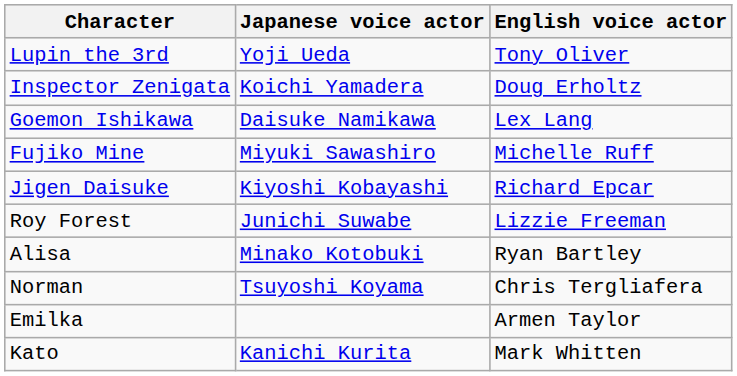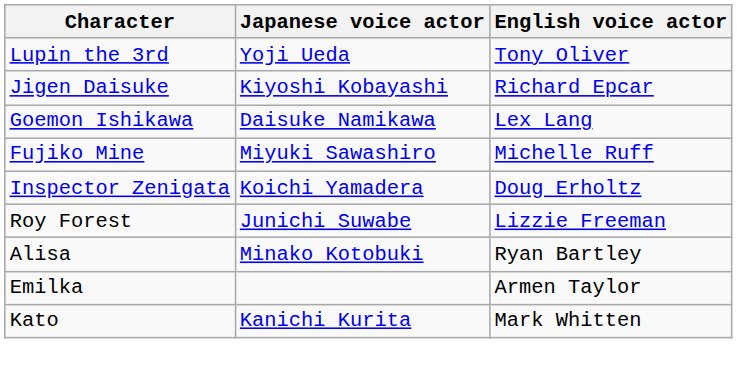rows swapped: (89, 188) <-> (120, 88)
- row: (46, 288)
